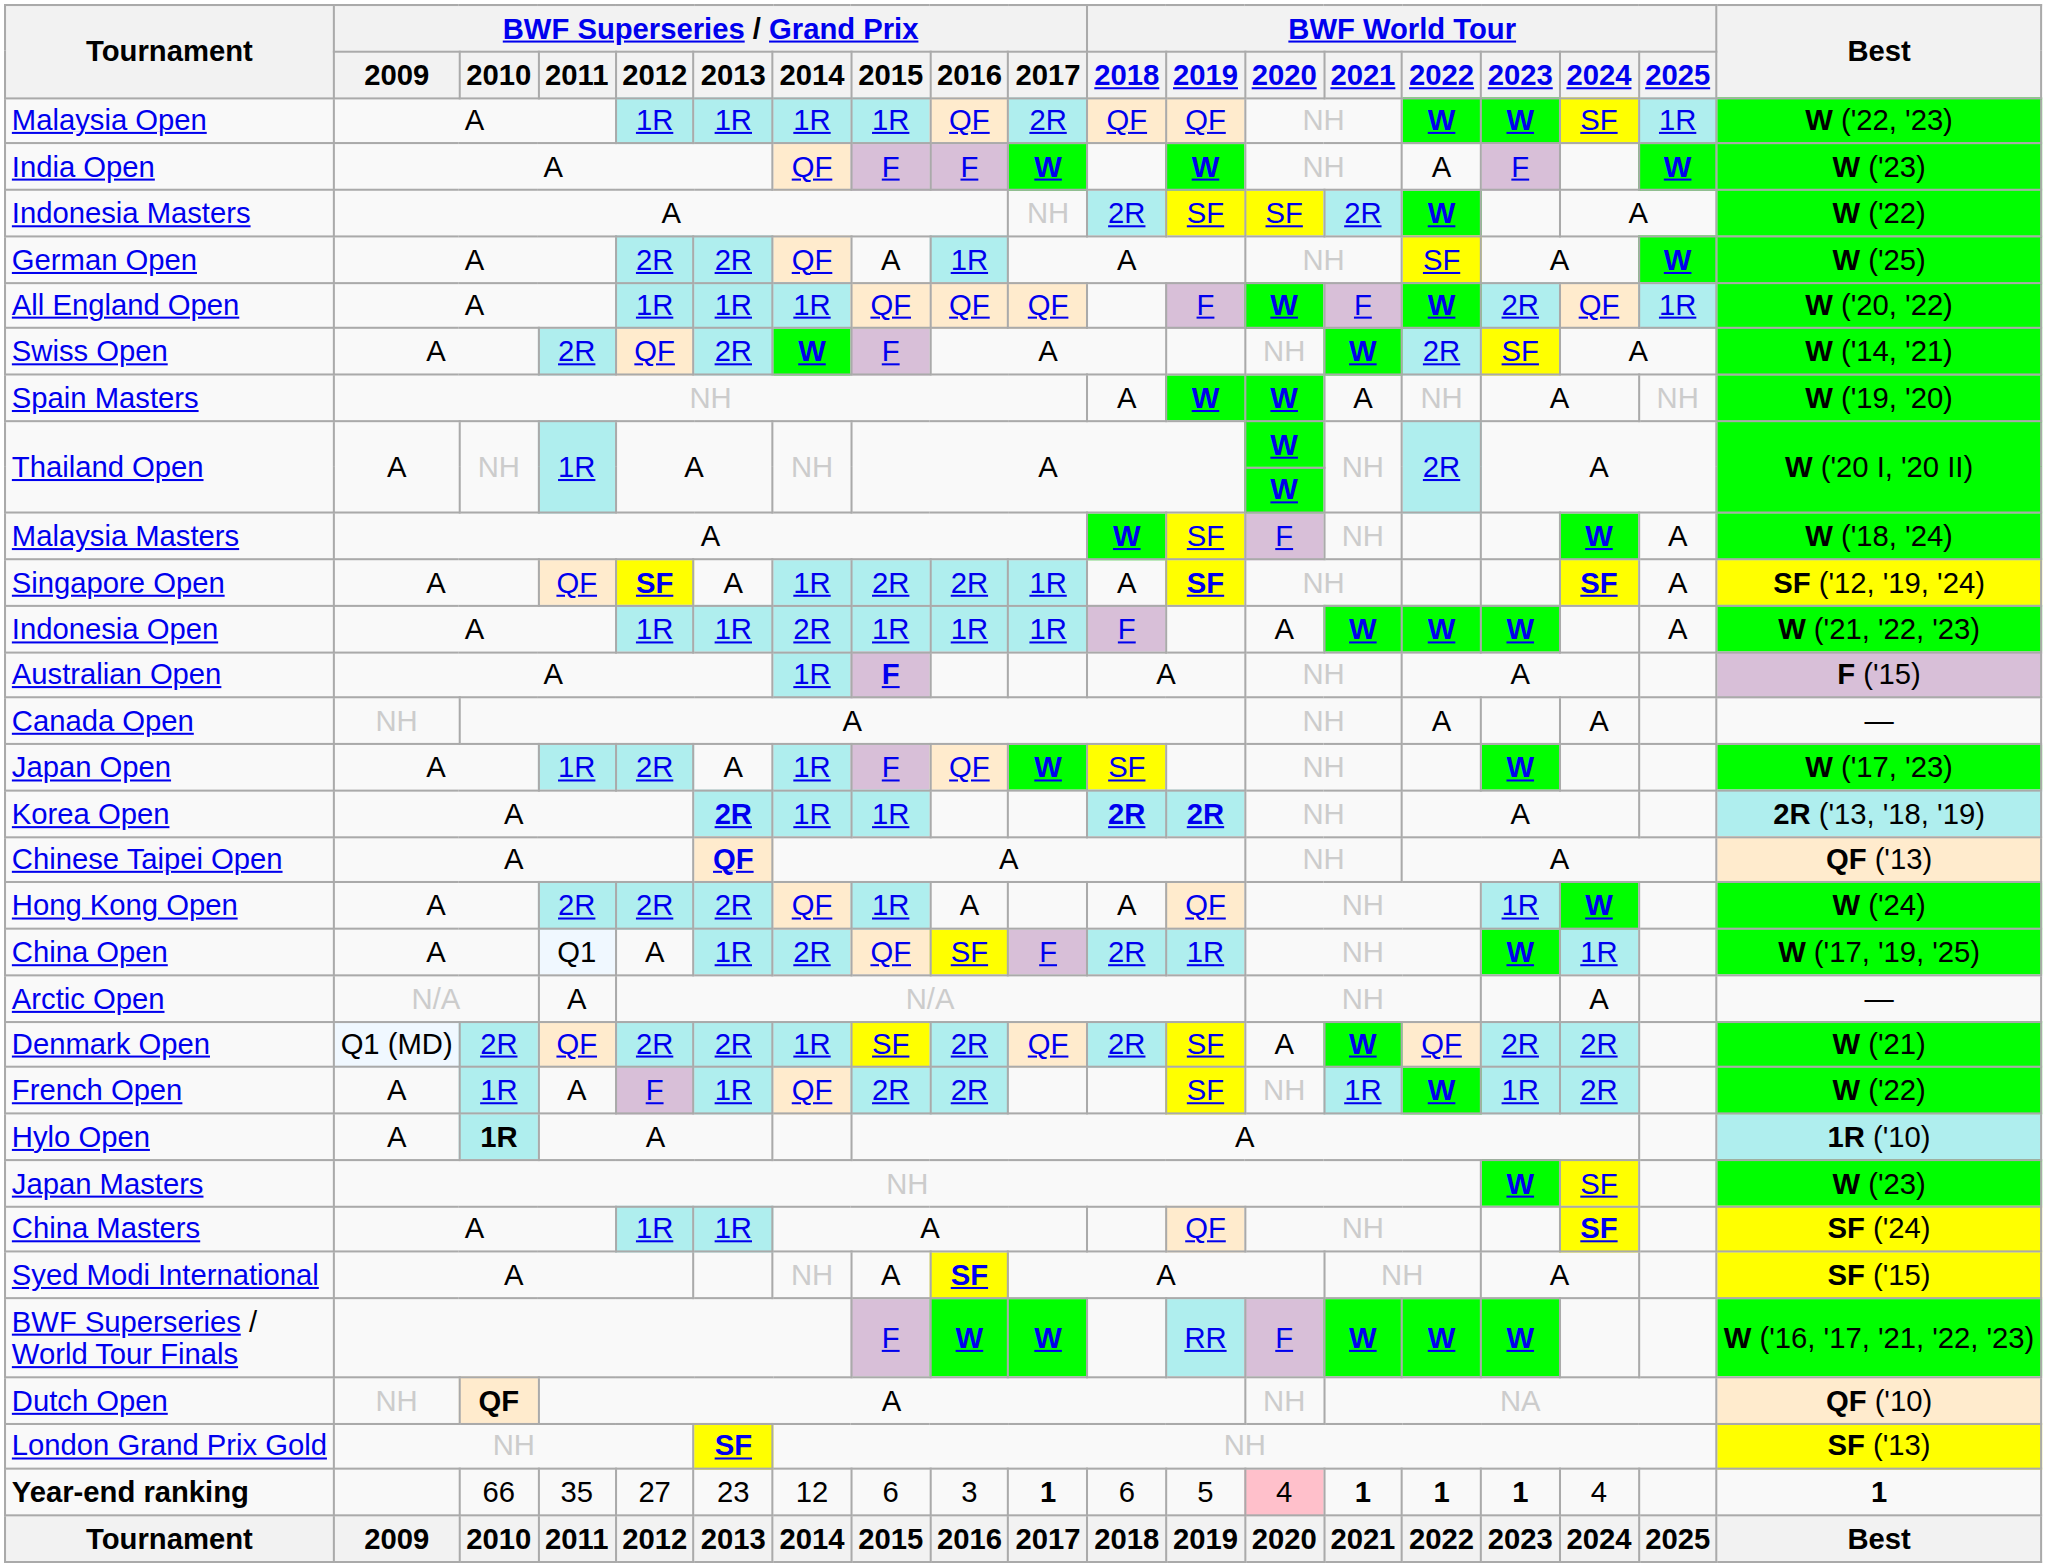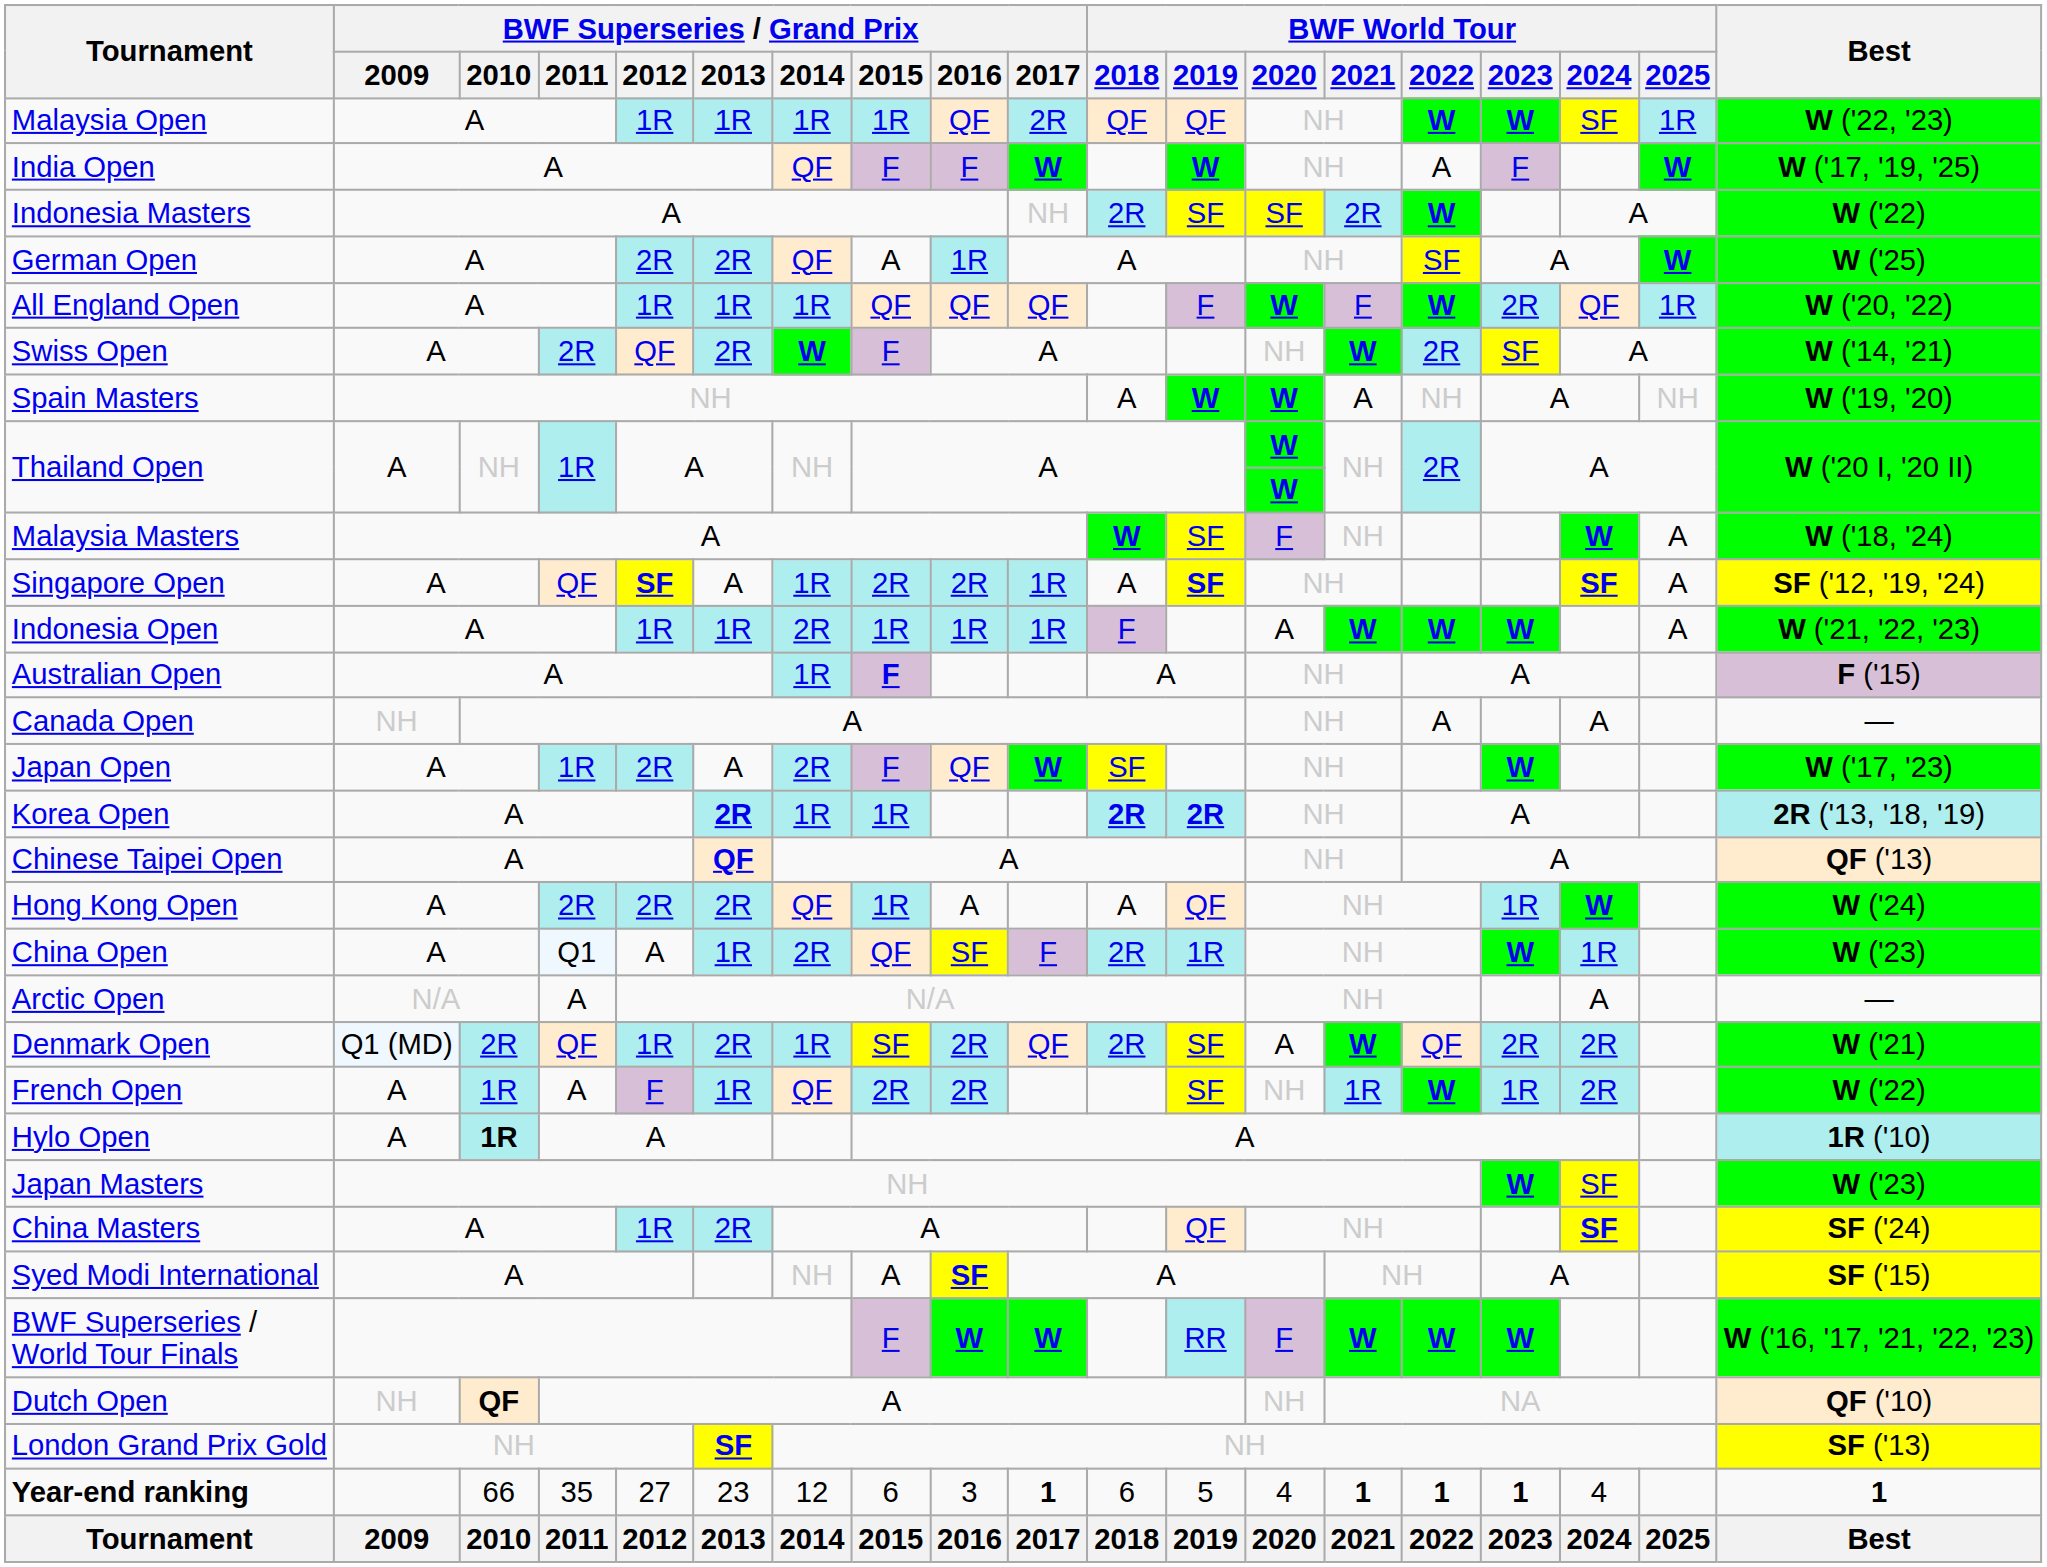(1879, 167) W ('23) -> (1879, 167) W ('17, '19, '25)
(812, 767) 1R -> (812, 767) 2R
(1879, 952) W ('17, '19, '25) -> (1879, 952) W ('23)
(655, 1045) 2R -> (655, 1045) 1R
(733, 1229) 1R -> (733, 1229) 2R
(1284, 1493) pink background -> (1284, 1493) no background
